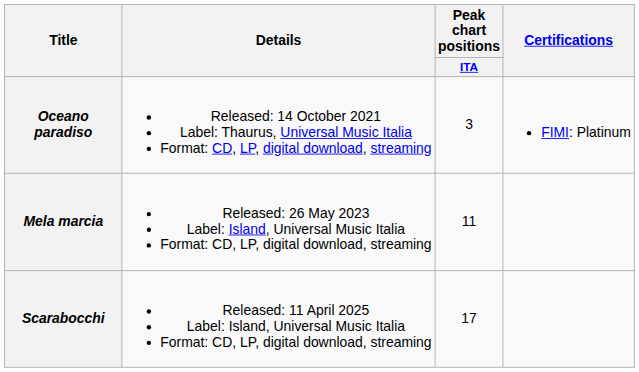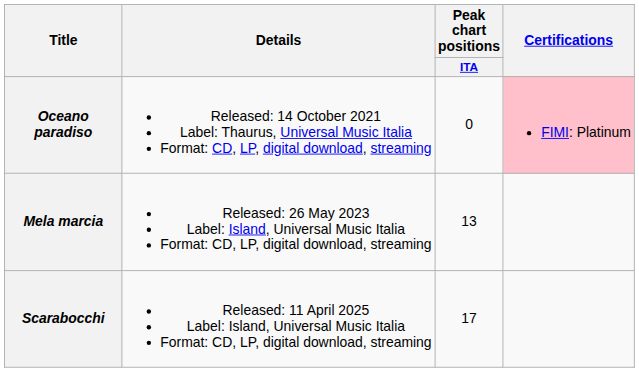(469, 124) 3 -> (469, 124) 0
(569, 133) no background -> (569, 133) pink background
(469, 221) 11 -> (469, 221) 13
